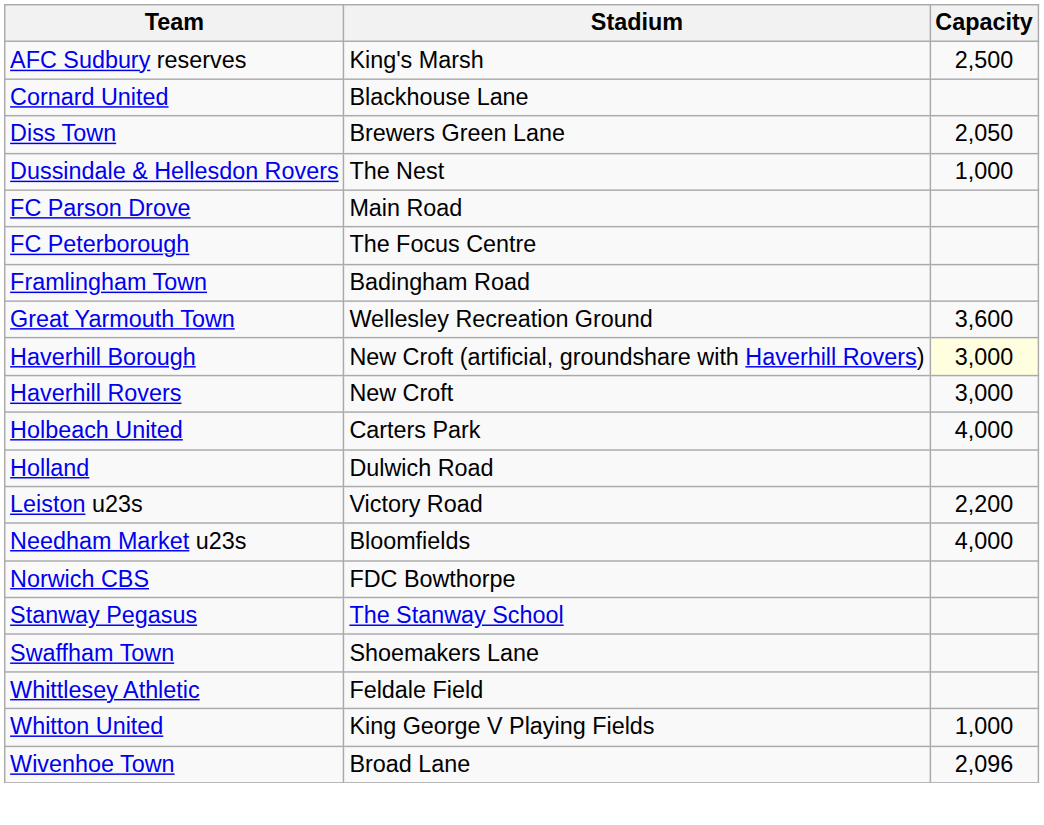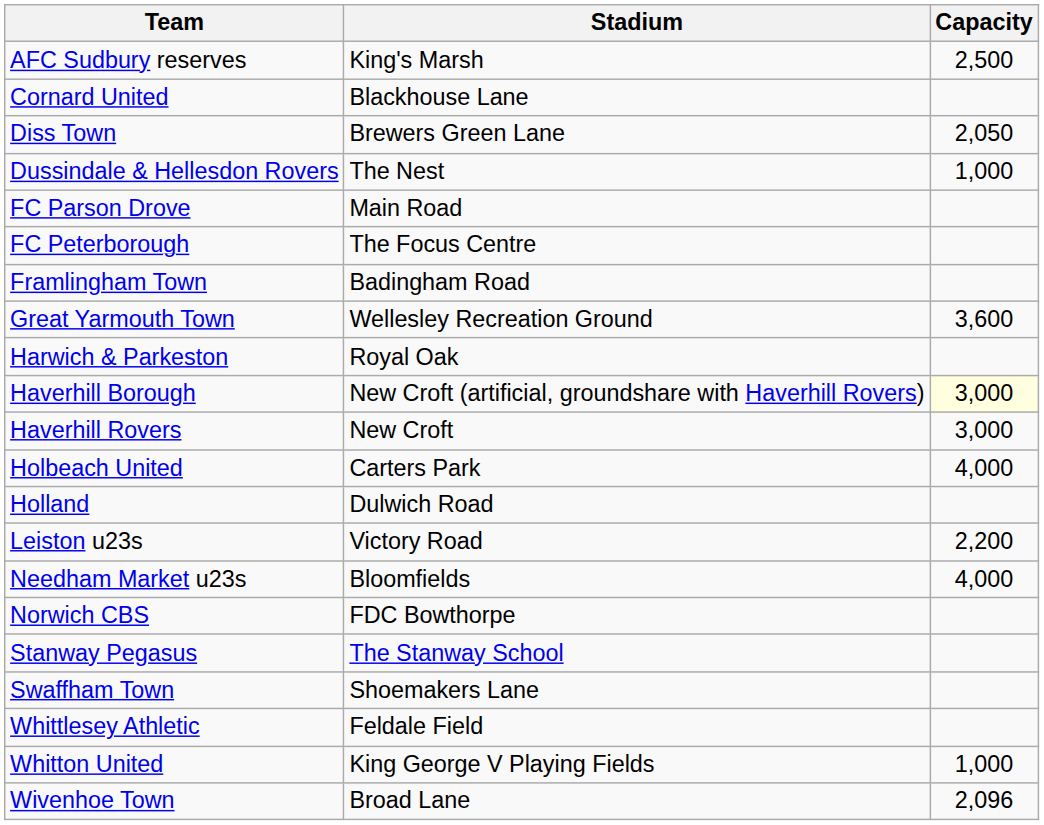+ row: (119, 356)
